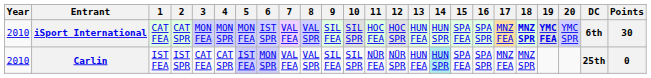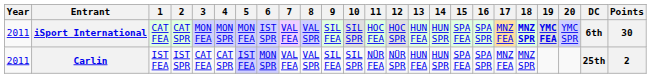(18, 33) 2010 -> (18, 33) 2011
(18, 60) 2010 -> (18, 60) 2011
(440, 60) paleturquoise background -> (440, 60) no background
(627, 60) 0 -> (627, 60) 2
